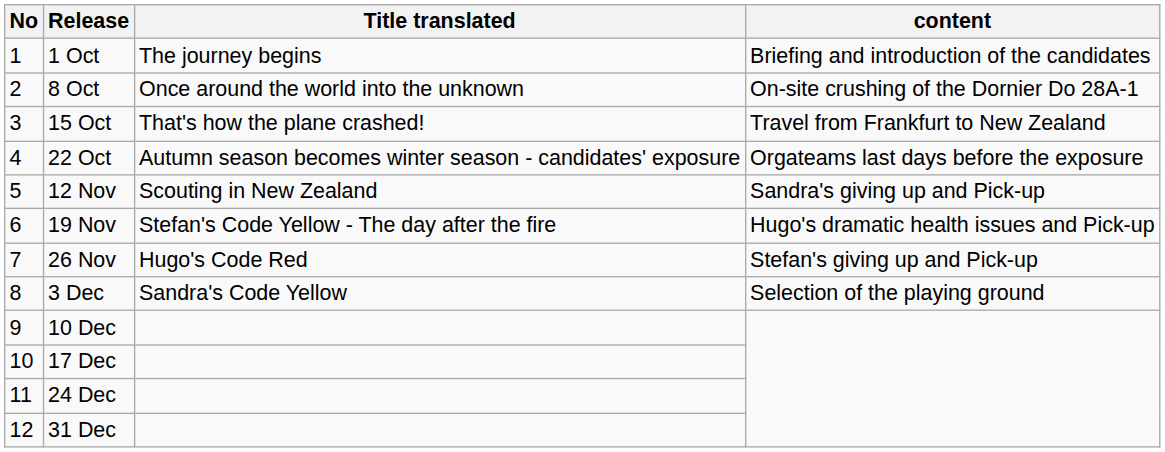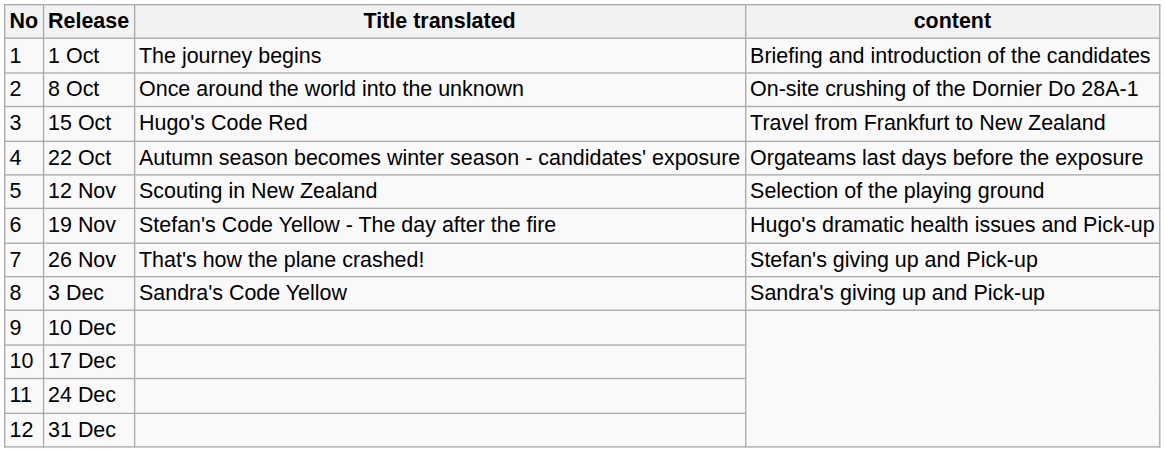(282, 123) That's how the plane crashed! -> (223, 123) Hugo's Code Red
(898, 191) Sandra's giving up and Pick-up -> (897, 191) Selection of the playing ground
(223, 259) Hugo's Code Red -> (282, 259) That's how the plane crashed!
(897, 293) Selection of the playing ground -> (898, 293) Sandra's giving up and Pick-up
